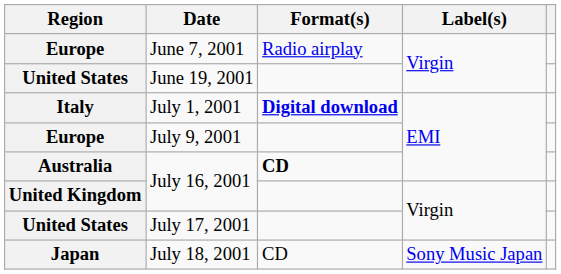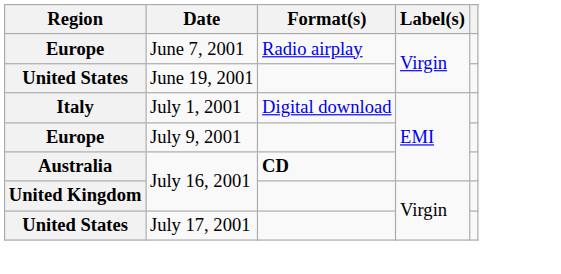(330, 107) bold -> (327, 107) normal
- row: (75, 254)
